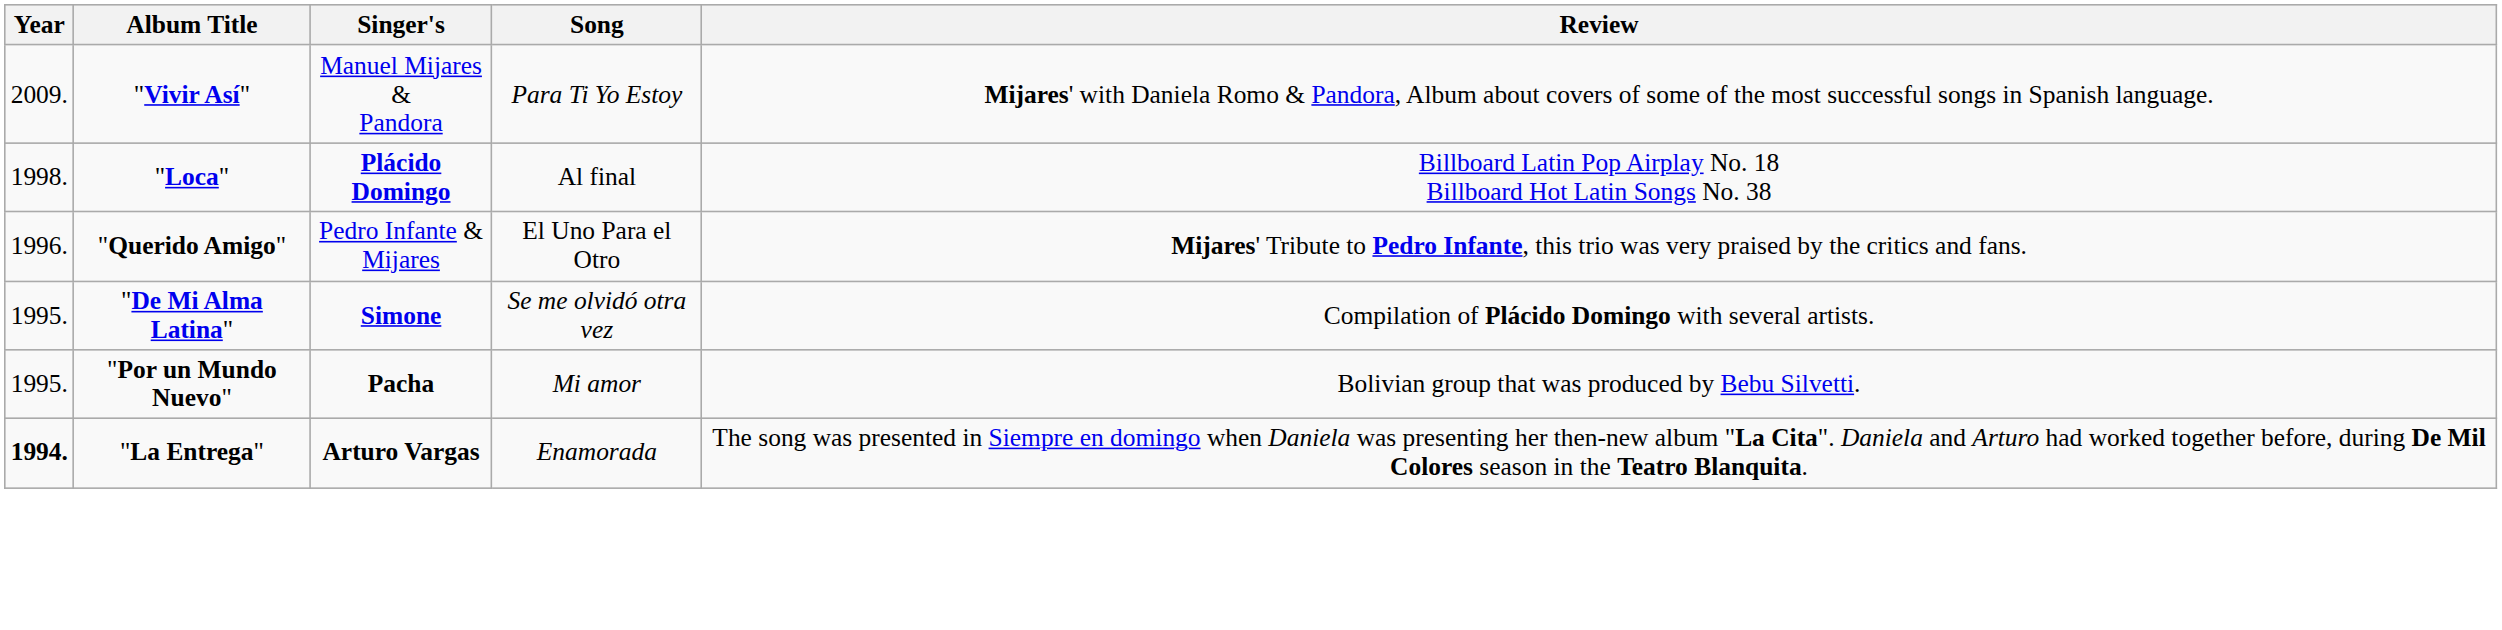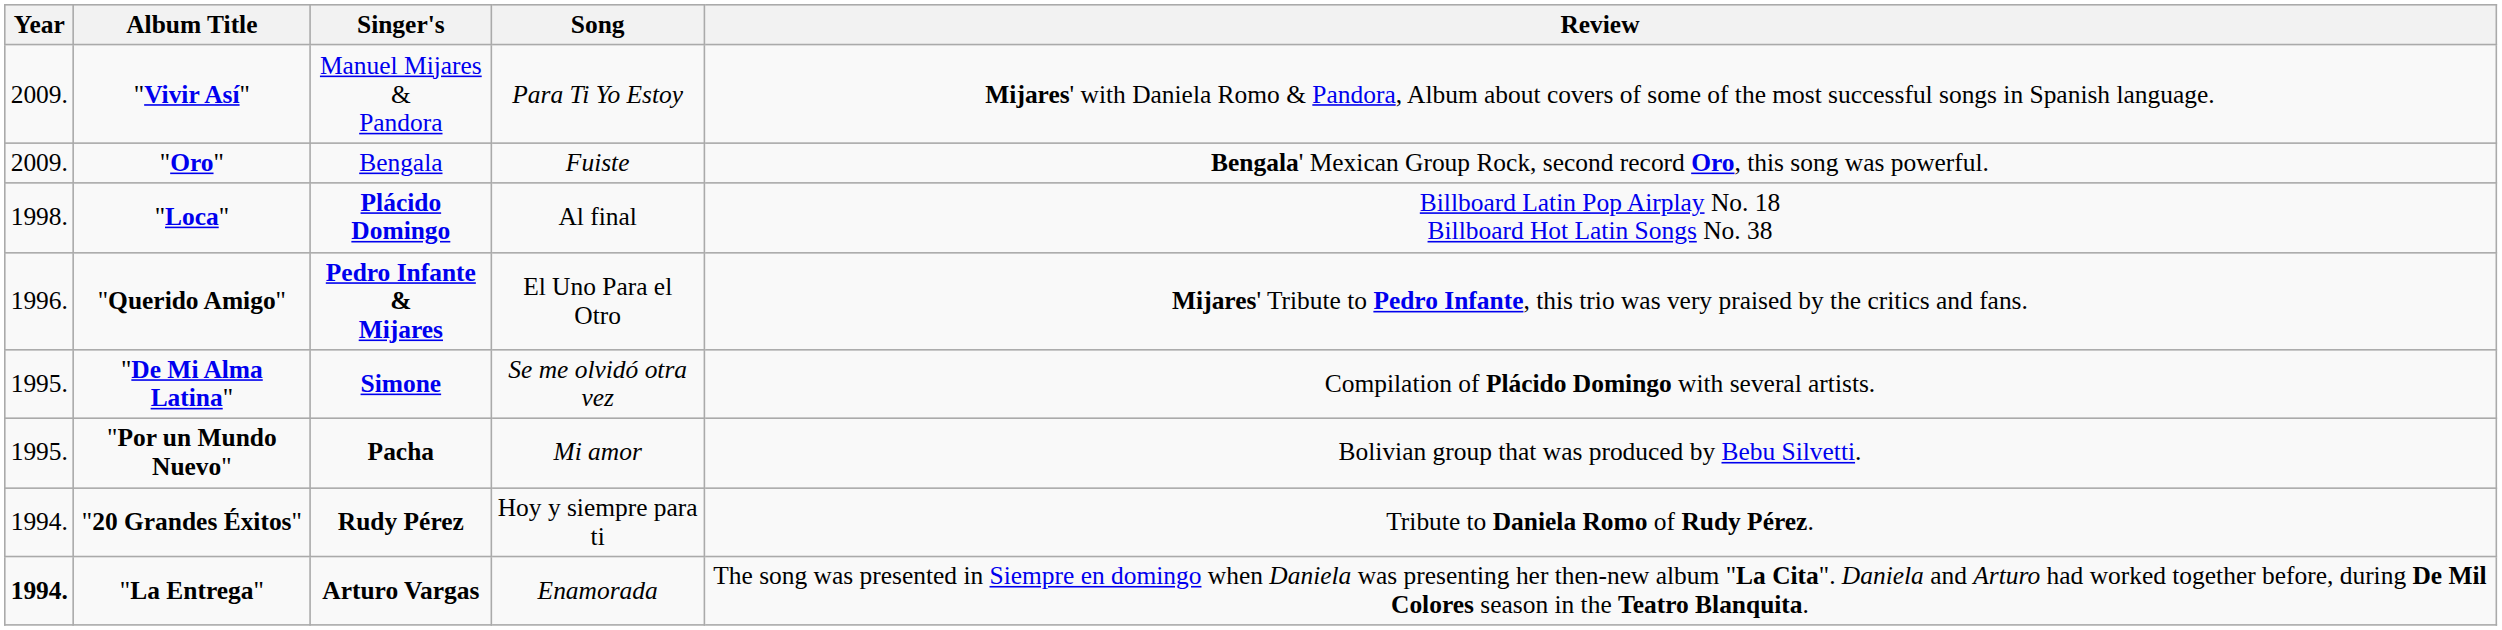+ row: (192, 162)
(401, 245) normal -> (401, 300) bold
+ row: (192, 521)
